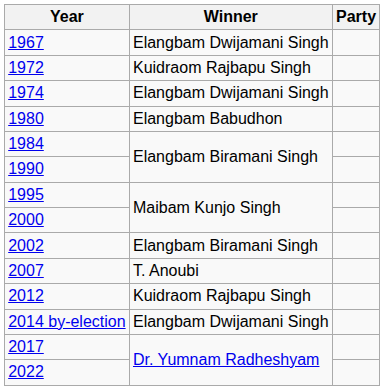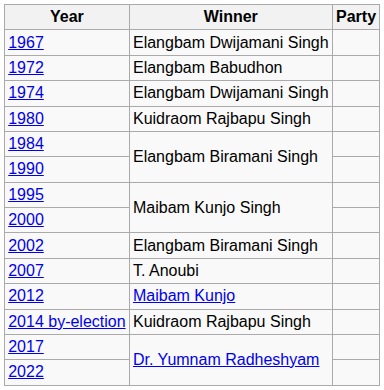(222, 67) Kuidraom Rajbapu Singh -> (208, 67) Elangbam Babudhon
(208, 118) Elangbam Babudhon -> (222, 118) Kuidraom Rajbapu Singh
(222, 296) Kuidraom Rajbapu Singh -> (184, 296) Maibam Kunjo
(231, 321) Elangbam Dwijamani Singh -> (222, 321) Kuidraom Rajbapu Singh
